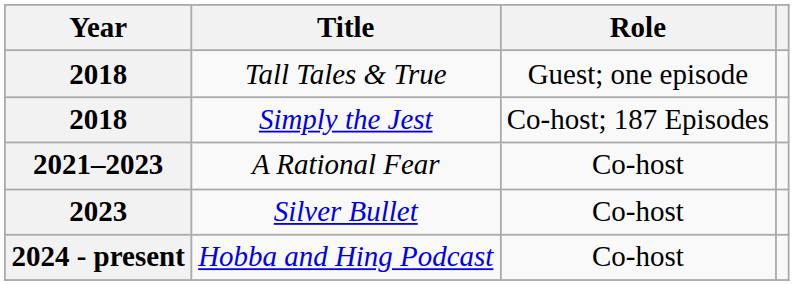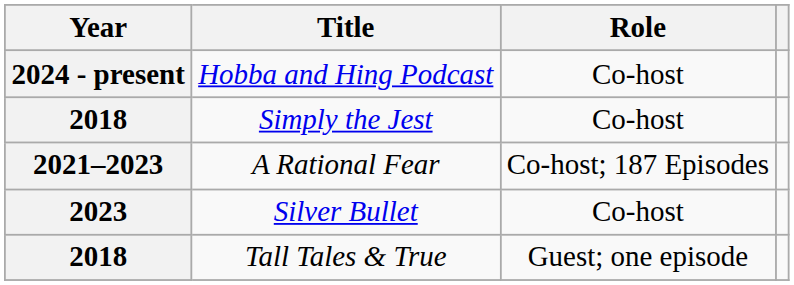rows swapped: (346, 73) <-> (346, 257)
(638, 119) Co-host; 187 Episodes -> (638, 119) Co-host
(638, 165) Co-host -> (638, 165) Co-host; 187 Episodes
